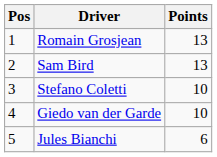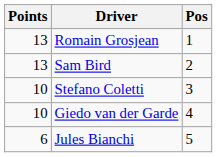columns swapped: (19, 16) <-> (188, 16)
